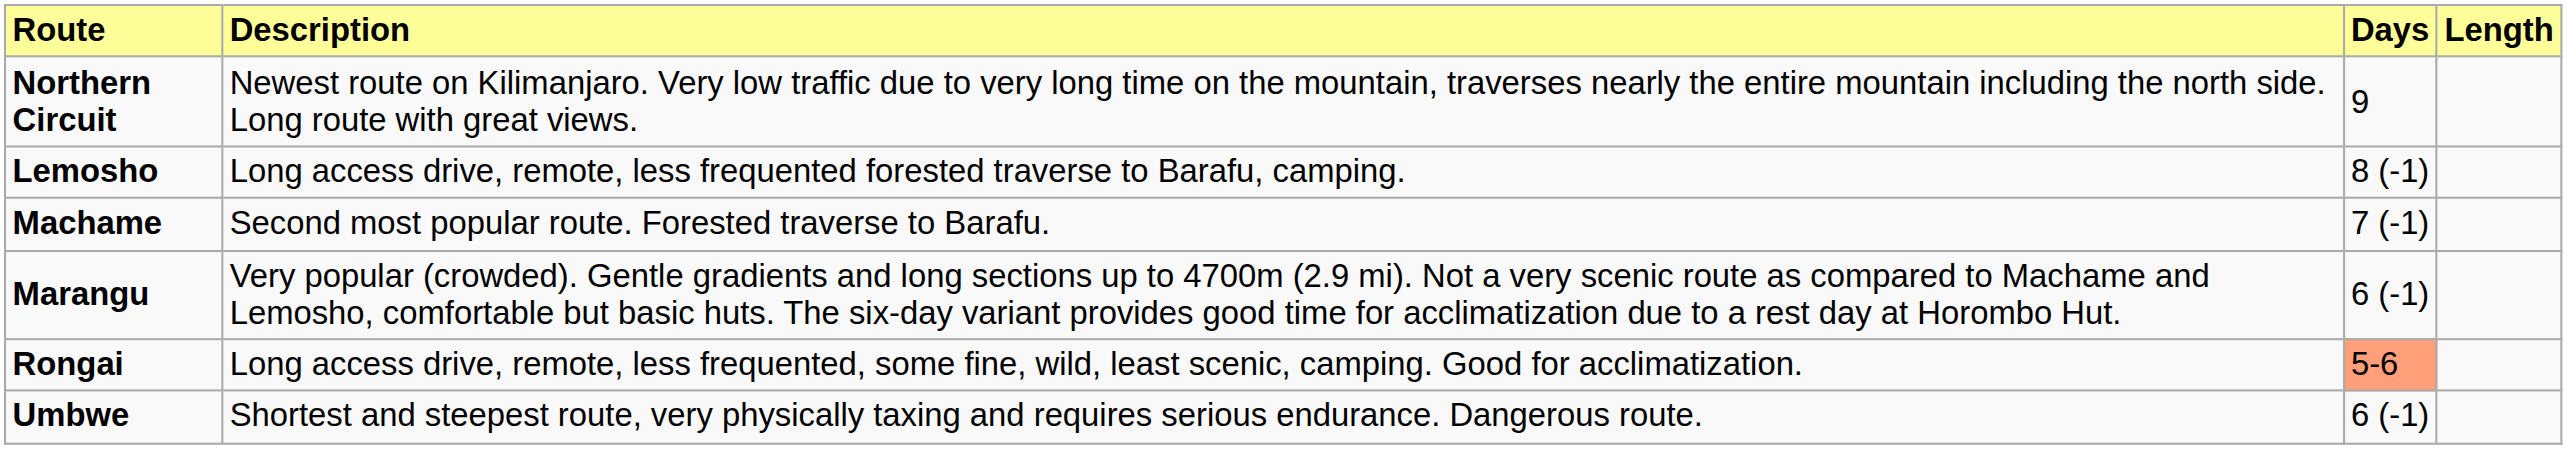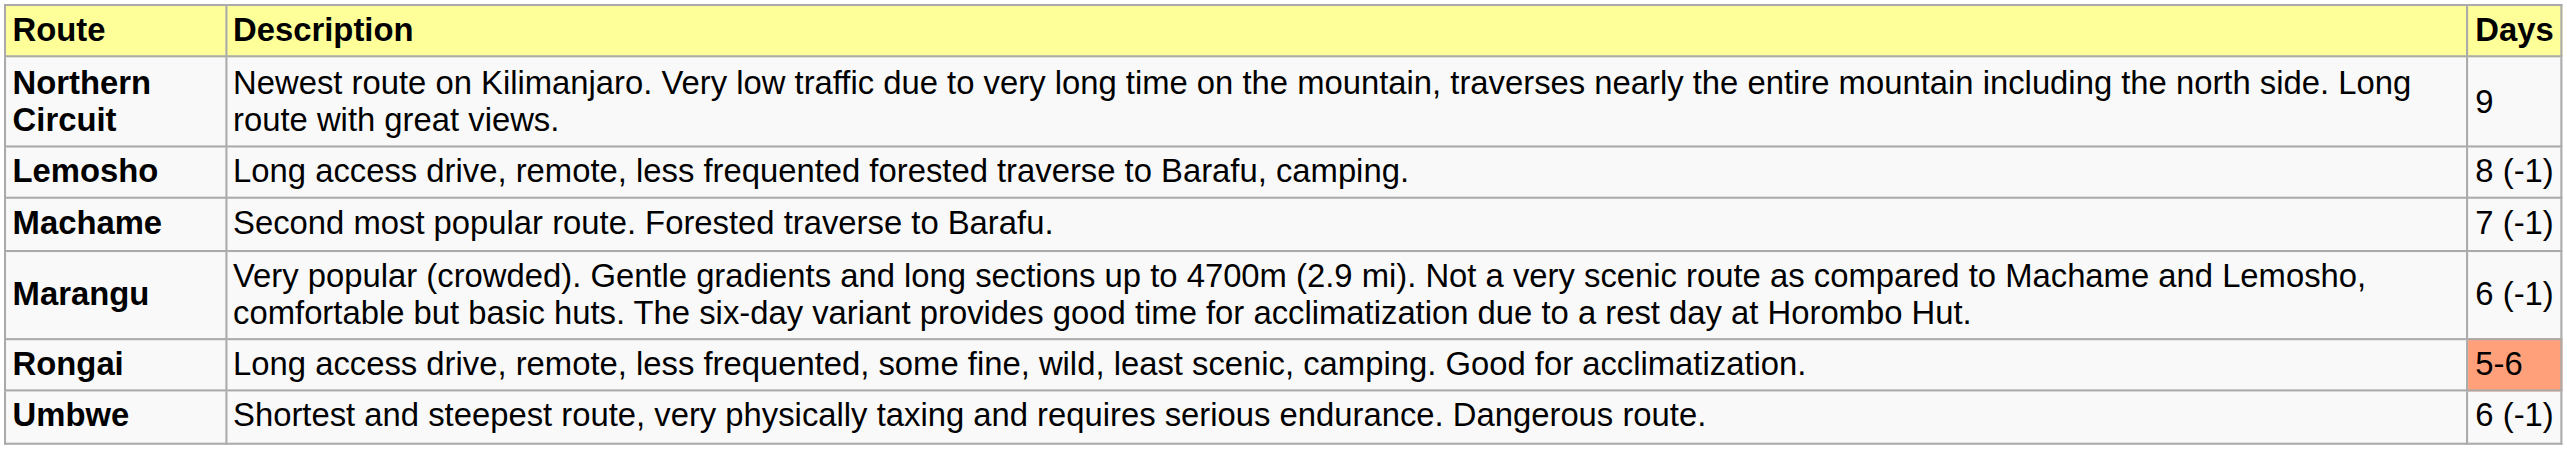- column: (2499, 30)
